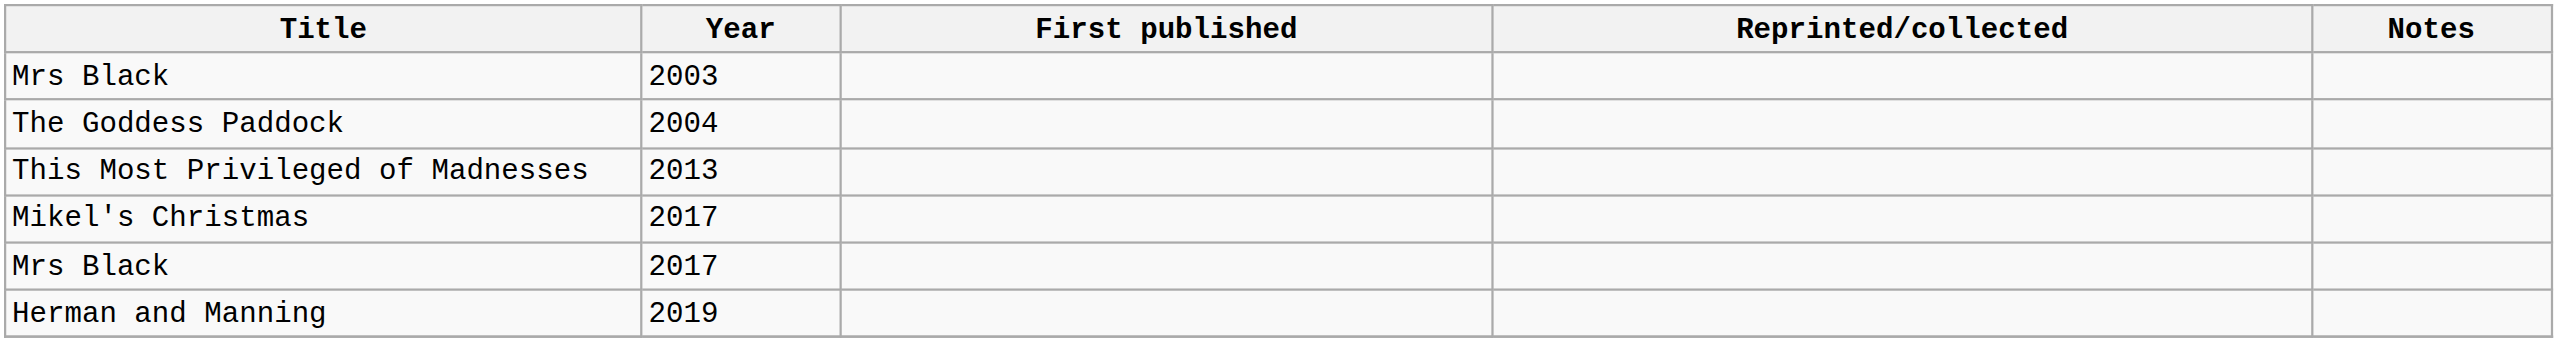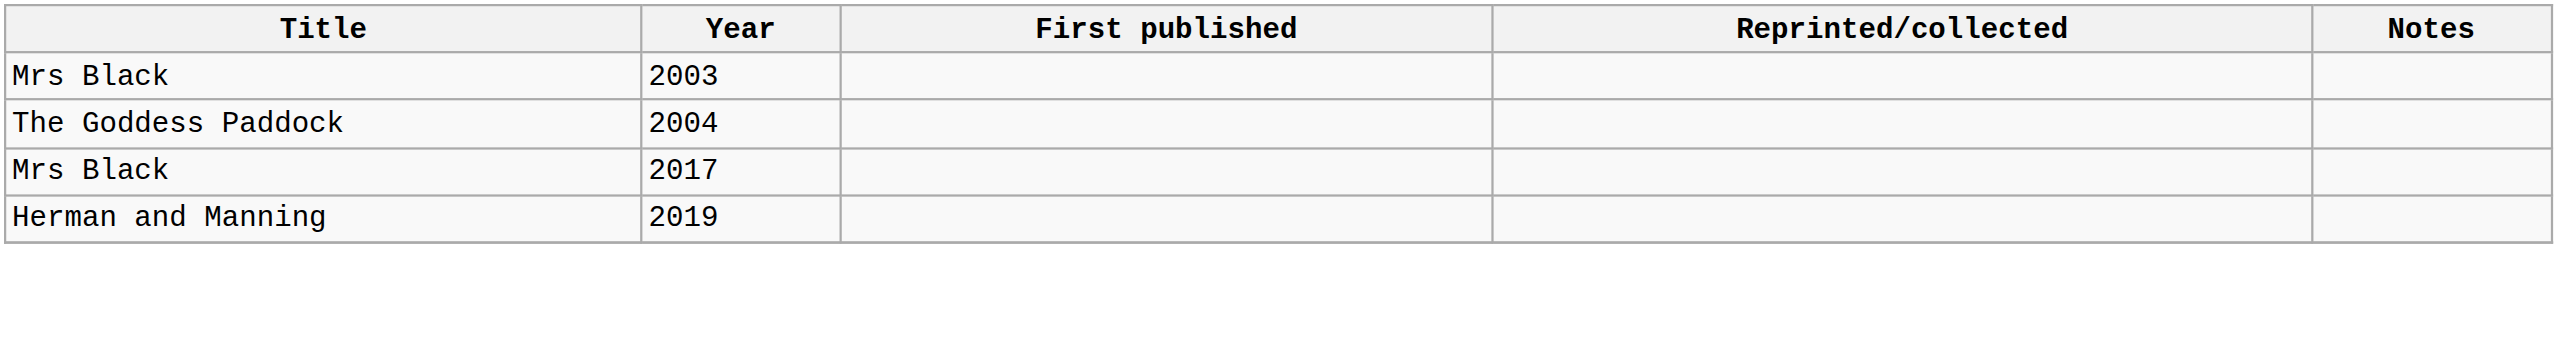- row: (300, 171)
- row: (161, 219)
